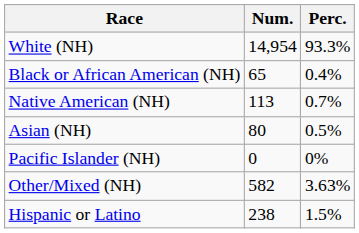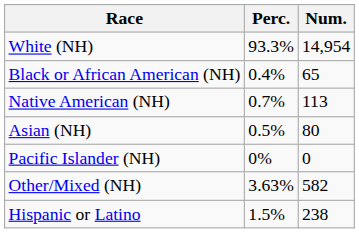columns swapped: (273, 18) <-> (328, 18)
